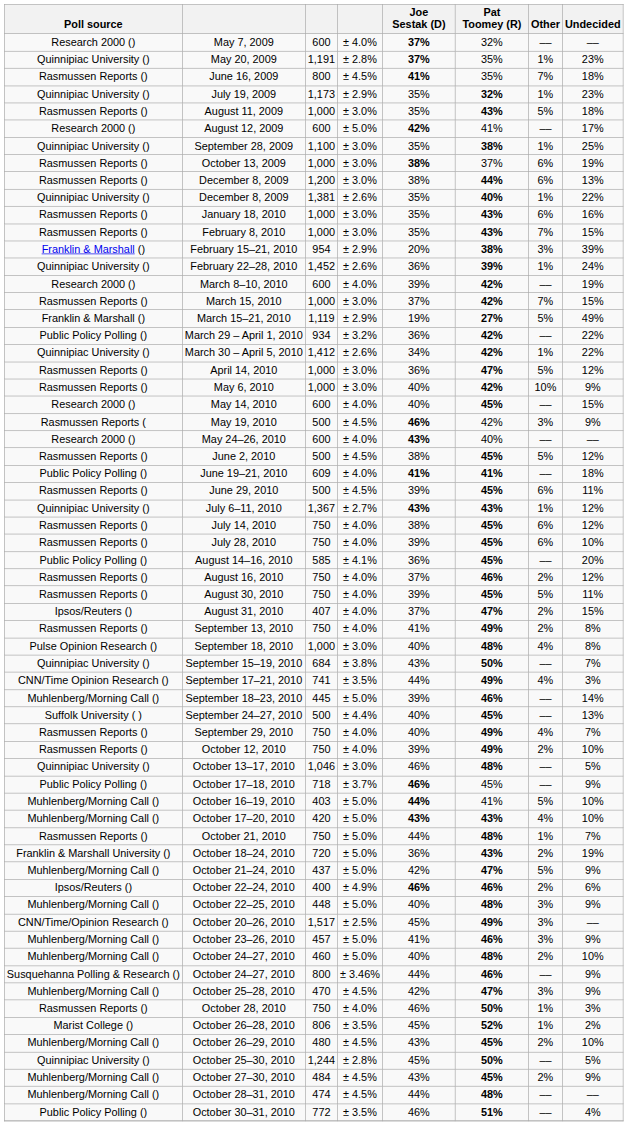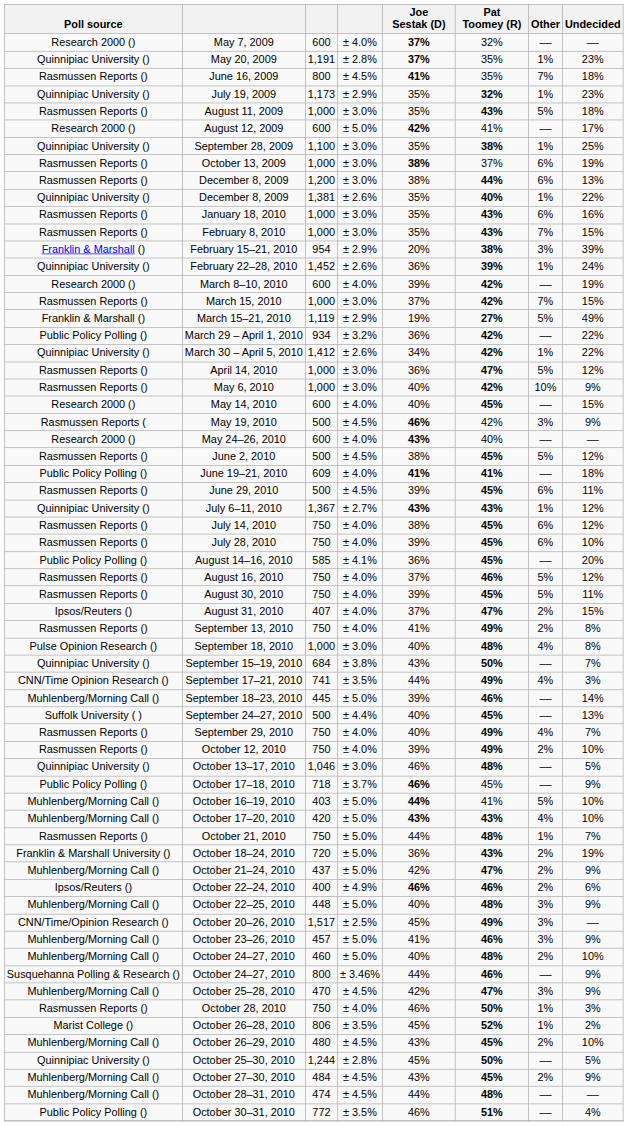(545, 577) 2% -> (545, 577) 5%
(545, 870) 5% -> (545, 870) 2%
